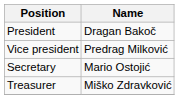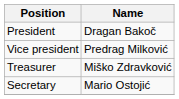rows swapped: (31, 85) <-> (31, 67)
